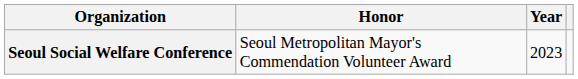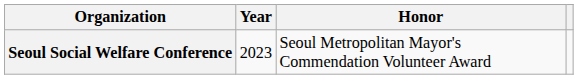columns swapped: (546, 17) <-> (381, 17)
